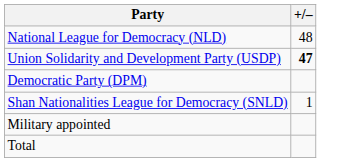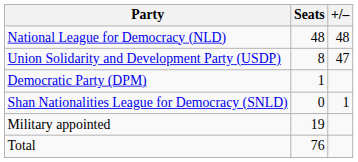+ column: (309, 15)
(306, 59) bold -> (343, 59) normal
